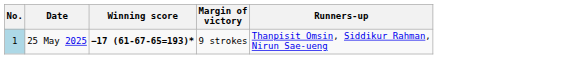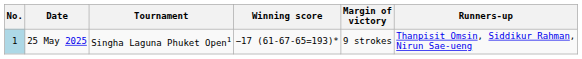+ column: (161, 17)
(143, 42) bold -> (287, 42) normal
